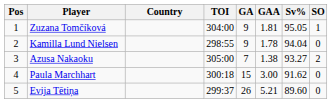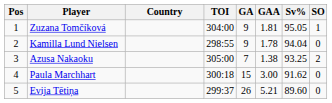(296, 59) 93.27 -> (296, 59) 93.25
